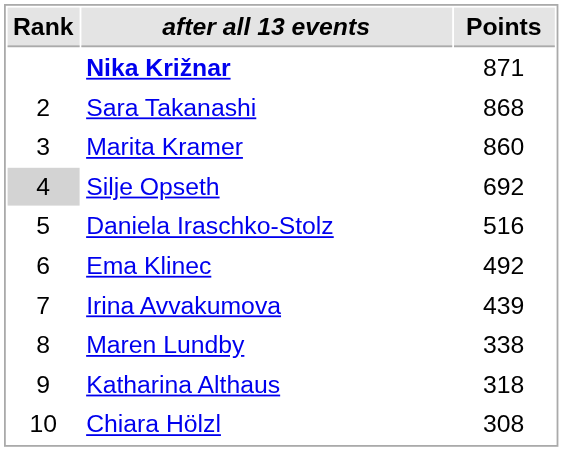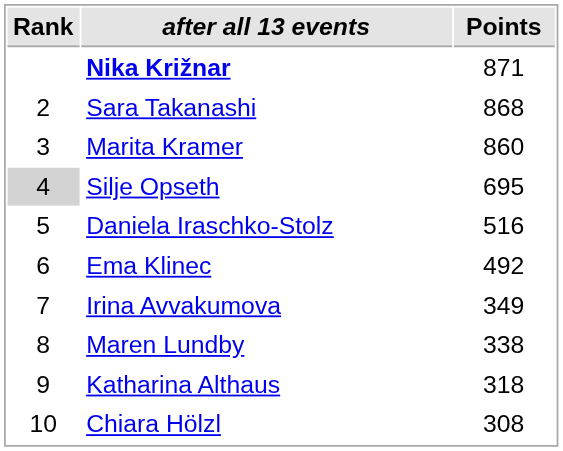(504, 187) 692 -> (504, 187) 695
(504, 306) 439 -> (504, 306) 349
